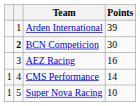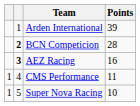(112, 44) 30 -> (112, 44) 28
(19, 60) normal -> (19, 60) bold
(112, 76) 14 -> (112, 76) 11
